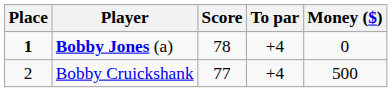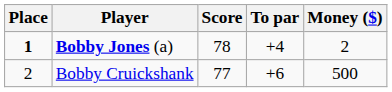(345, 45) 0 -> (345, 45) 2
(275, 73) +4 -> (275, 73) +6
